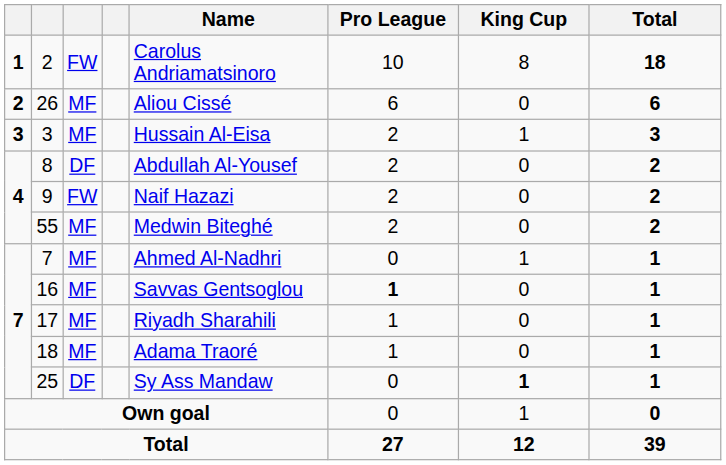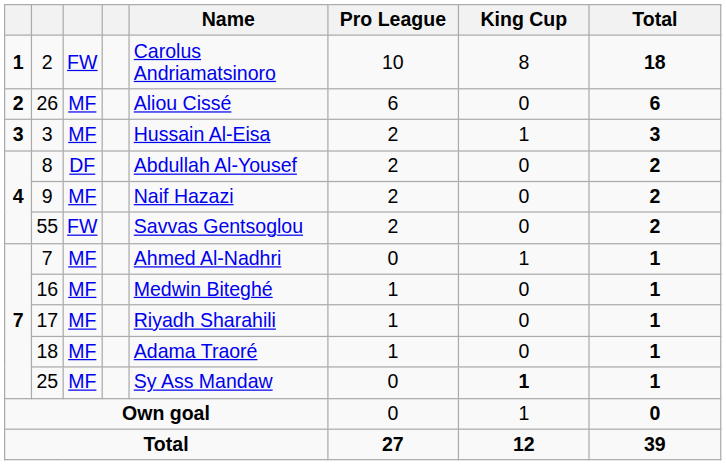(82, 196) FW -> (82, 196) MF
(82, 227) MF -> (82, 227) FW
(203, 227) Medwin Biteghé -> (218, 227) Savvas Gentsoglou
(218, 289) Savvas Gentsoglou -> (203, 289) Medwin Biteghé
(393, 289) bold -> (393, 289) normal
(82, 382) DF -> (82, 382) MF
